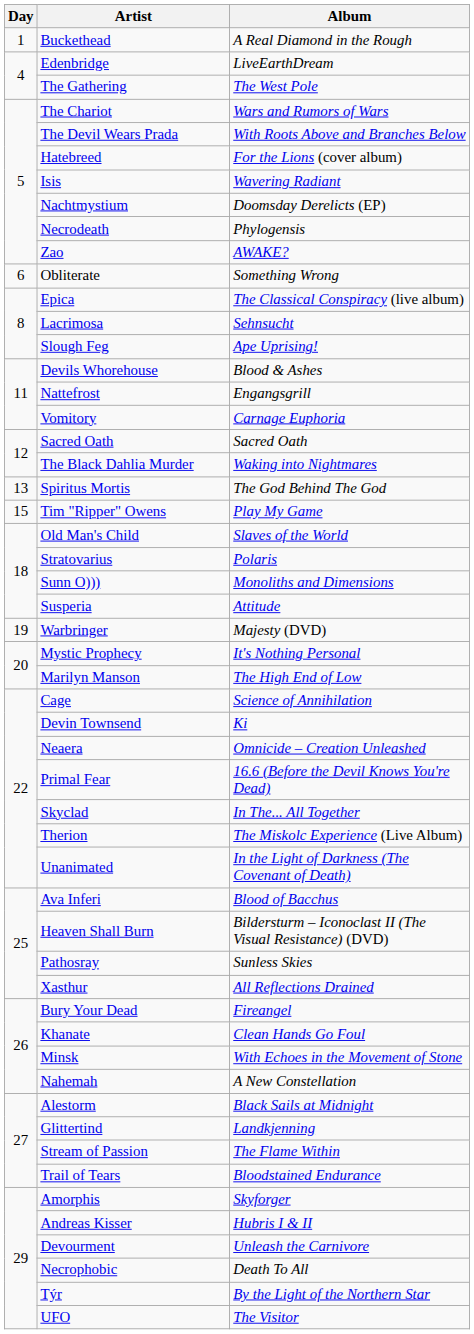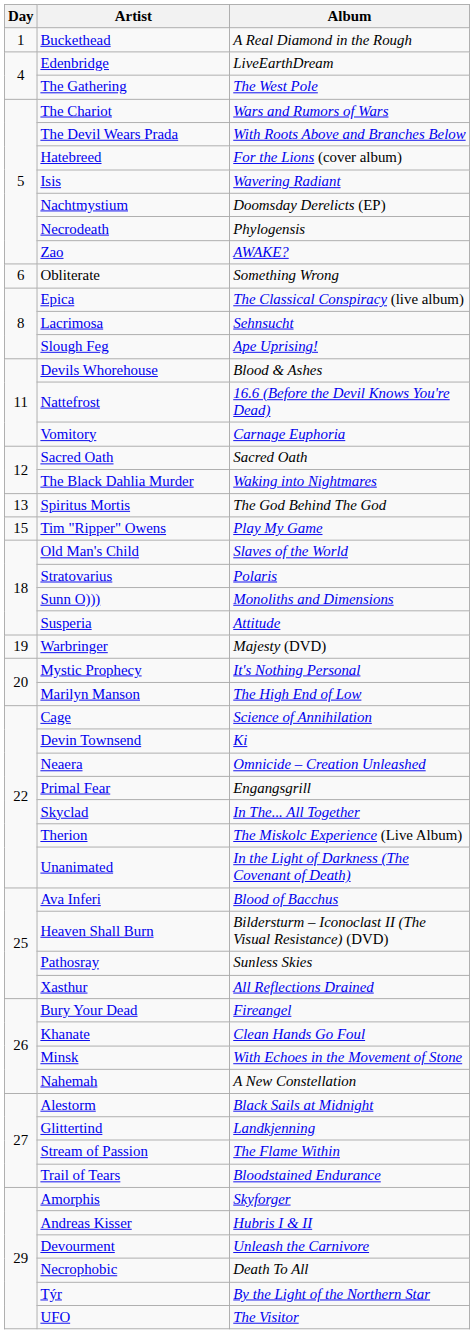(272, 393) Engangsgrill -> (341, 402) 16.6 (Before the Devil Knows You're Dead)
(341, 779) 16.6 (Before the Devil Knows You're Dead) -> (272, 788) Engangsgrill
